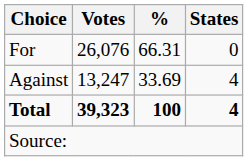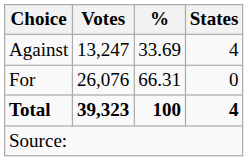rows swapped: (22, 49) <-> (39, 79)
